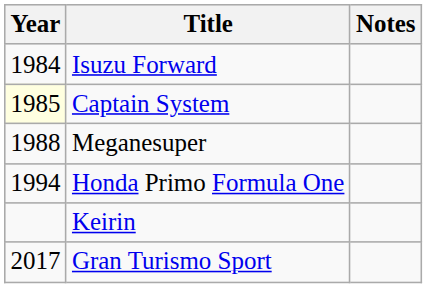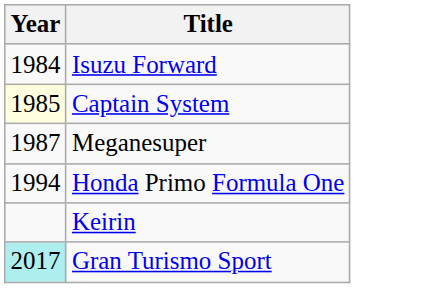- column: (386, 24)
(35, 143) 1988 -> (35, 143) 1987
(35, 261) no background -> (35, 261) paleturquoise background
